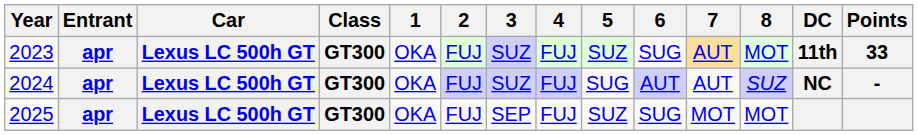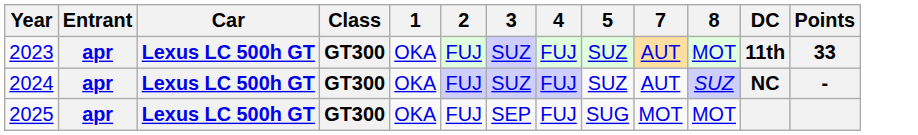- column: (660, 21)
(608, 84) SUG -> (608, 84) SUZ
(608, 115) SUZ -> (608, 115) SUG
